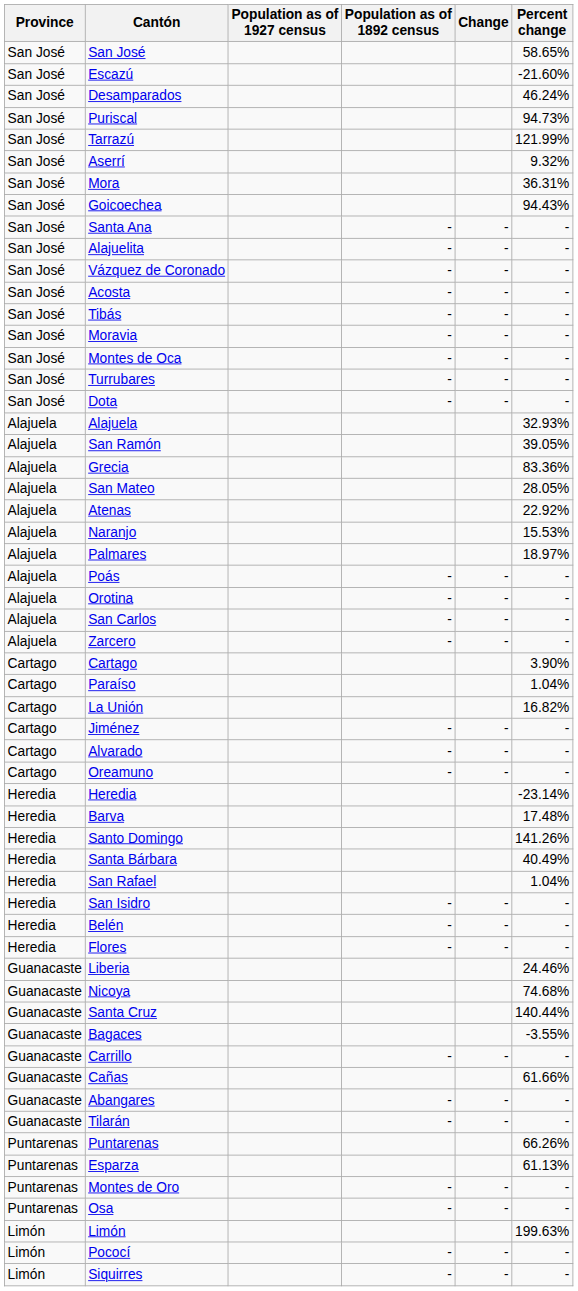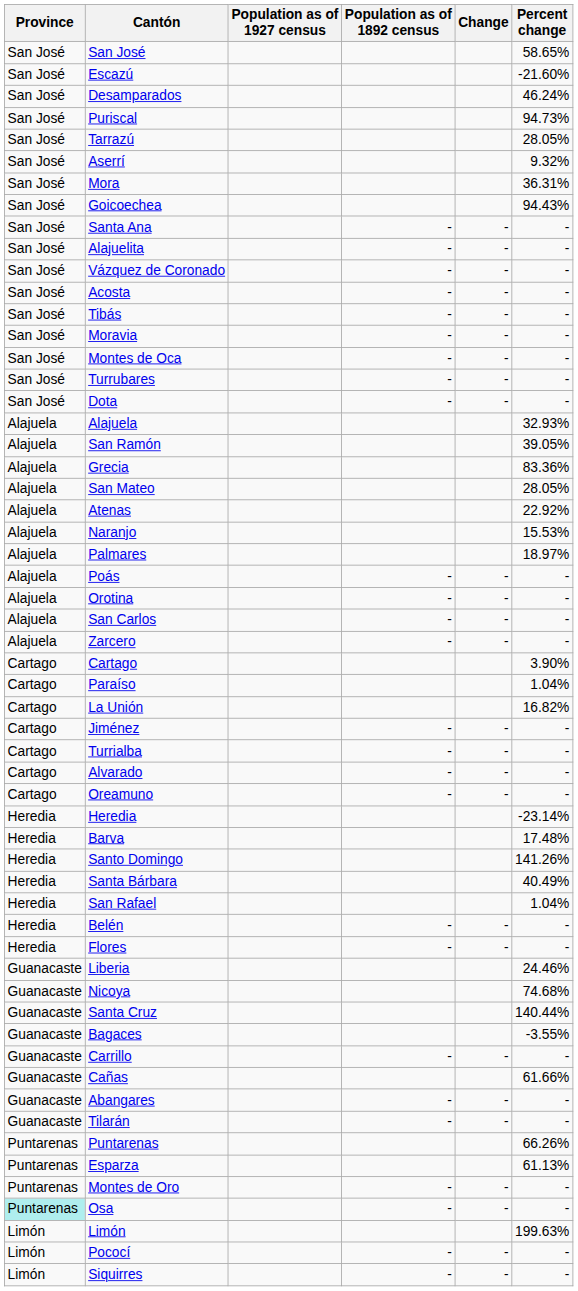(542, 140) 121.99% -> (546, 140) 28.05%
+ row: (115, 751)
- row: (119, 903)
(43, 1209) no background -> (43, 1209) paleturquoise background
